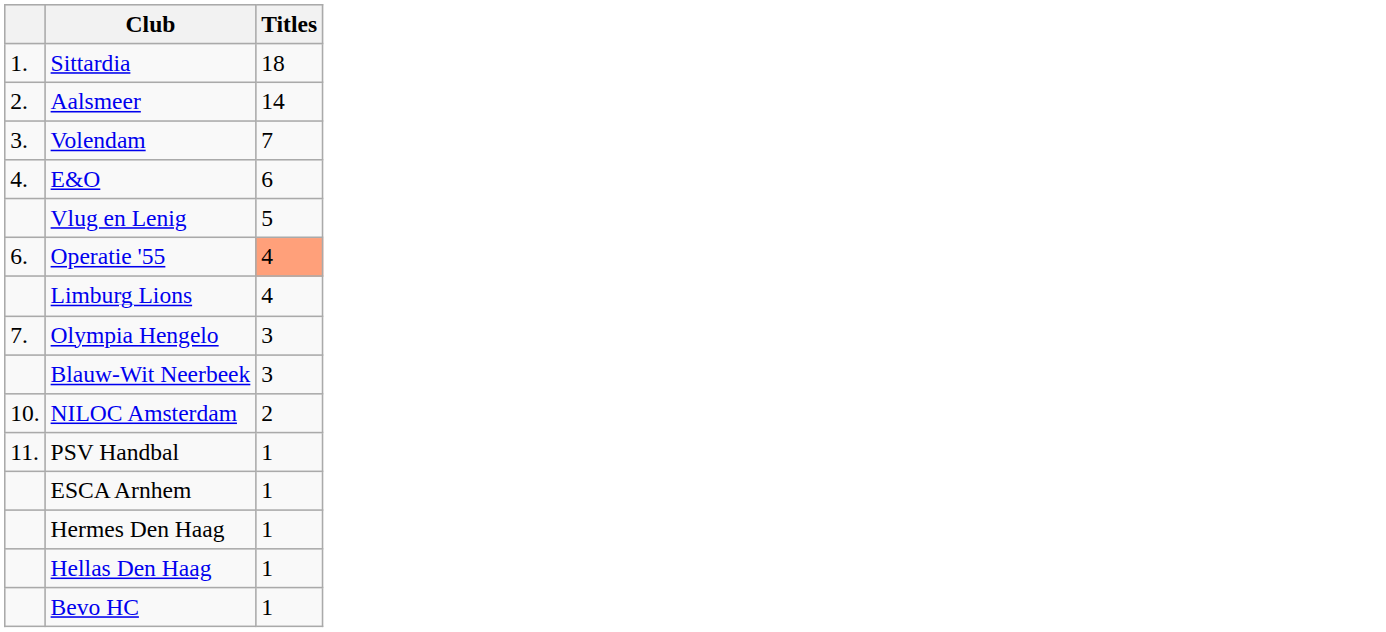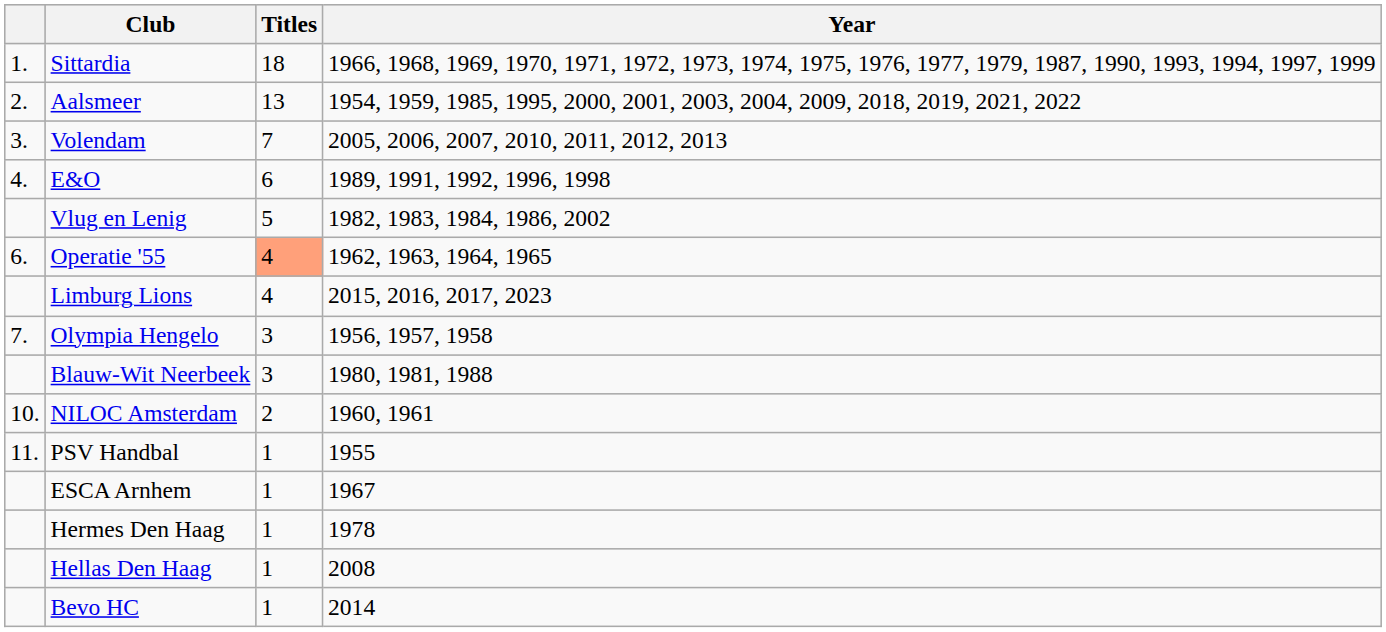+ column: (852, 24)
(273, 101) 14 -> (273, 101) 13
